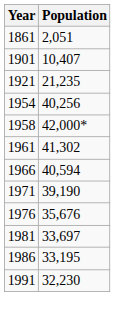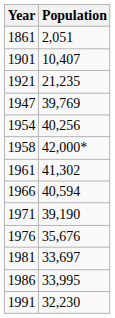+ row: (22, 103)
(61, 258) 33,195 -> (61, 280) 33,995
